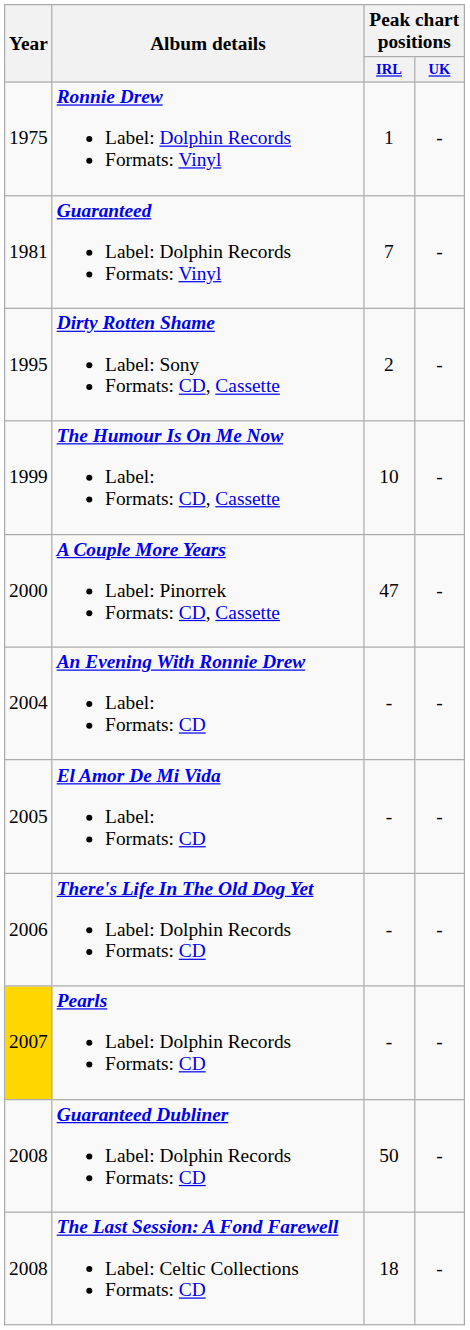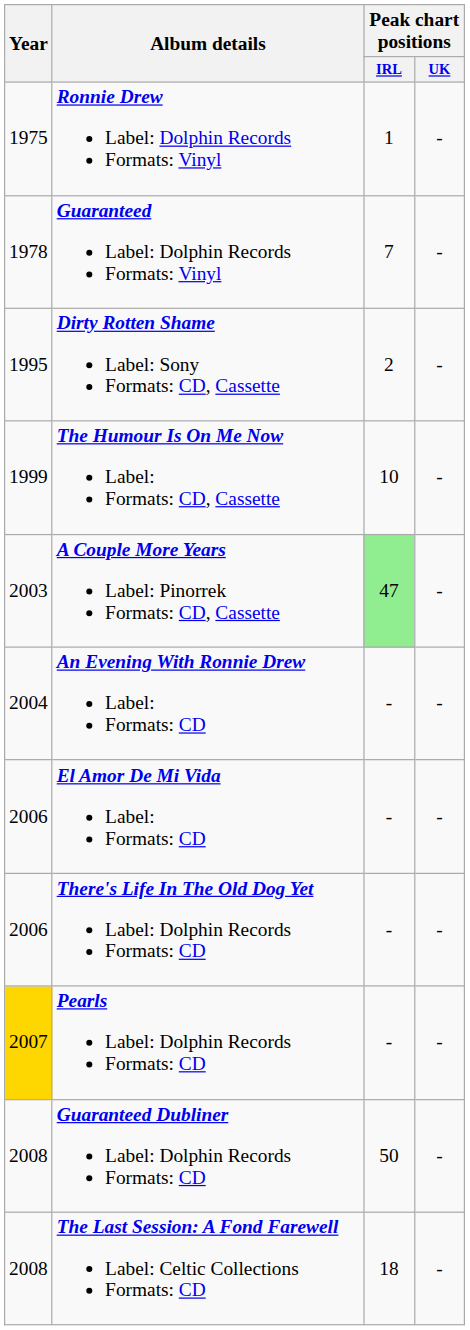(28, 251) 1981 -> (28, 251) 1978
(28, 590) 2000 -> (28, 590) 2003
(389, 590) no background -> (389, 590) lightgreen background
(28, 816) 2005 -> (28, 816) 2006
